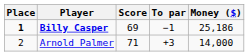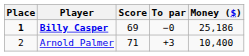(169, 28) −1 -> (169, 28) −0
(216, 43) 14,000 -> (216, 43) 10,400
